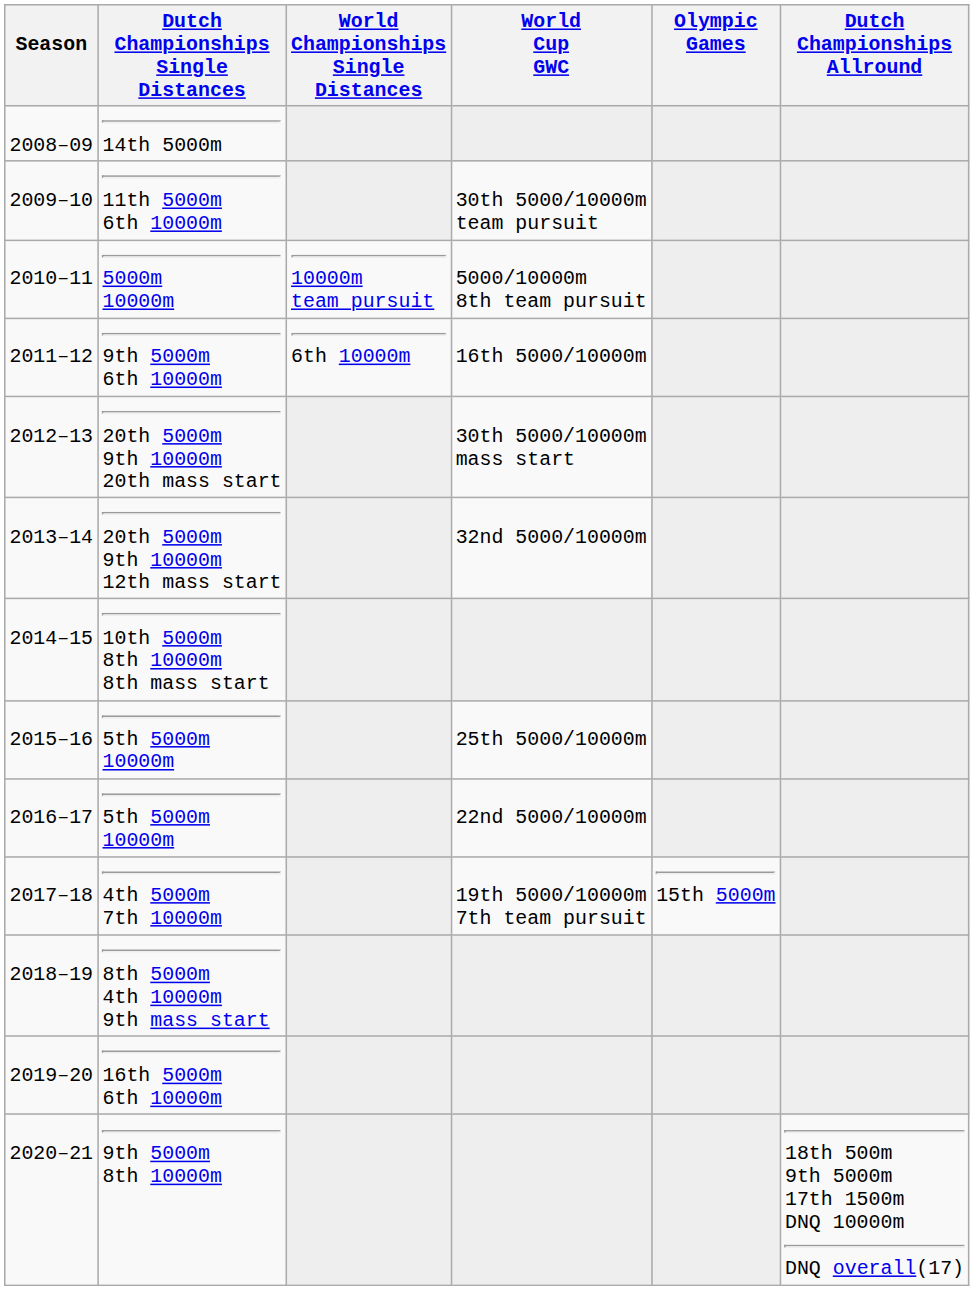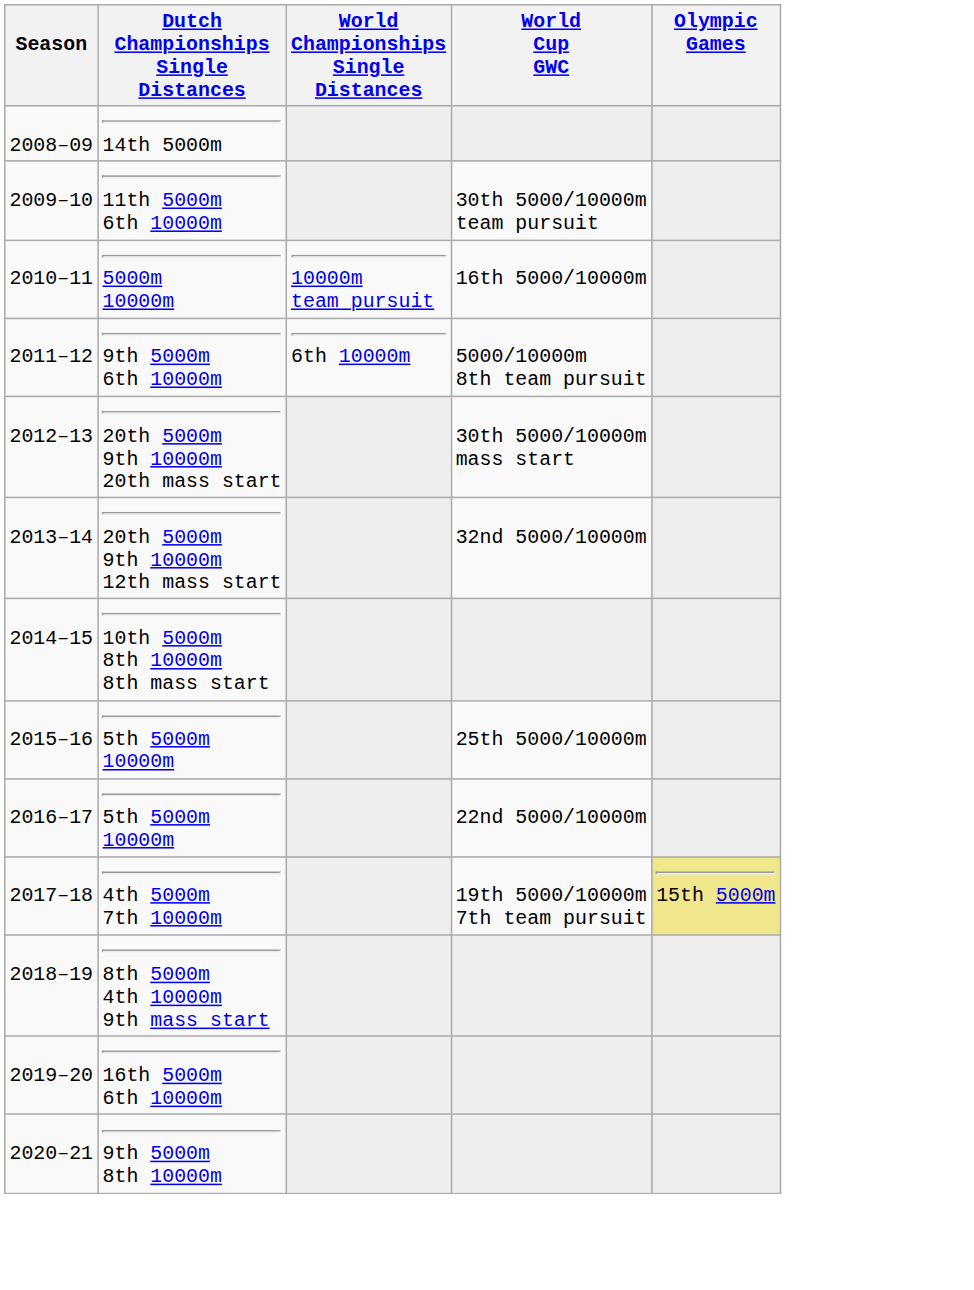- column: (875, 44)
(551, 290) 5000/10000m 8th team pursuit -> (551, 279) 16th 5000/10000m
(551, 357) 16th 5000/10000m -> (551, 369) 5000/10000m 8th team pursuit
(716, 889) no background -> (716, 889) khaki background
